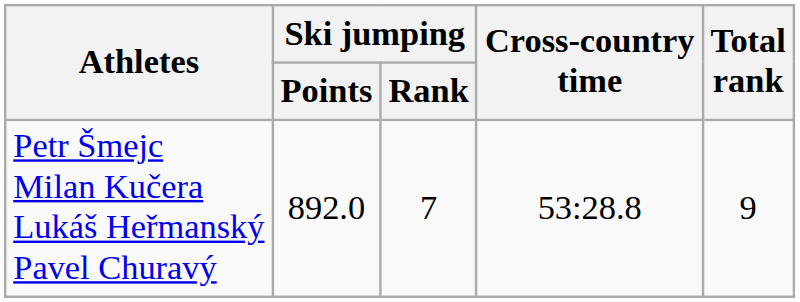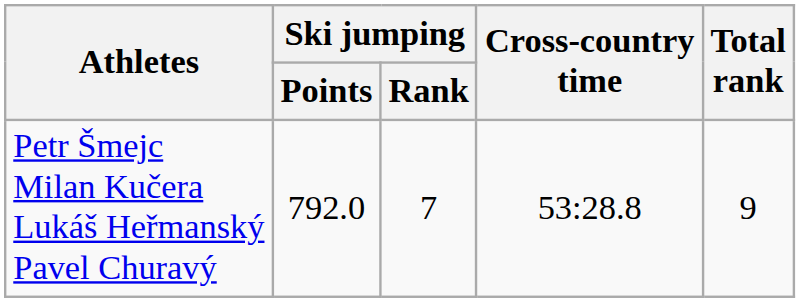(326, 207) 892.0 -> (326, 207) 792.0
